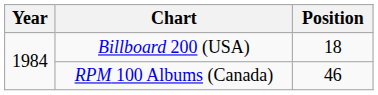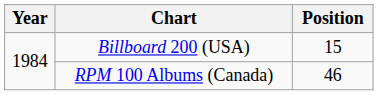(333, 47) 18 -> (333, 47) 15
